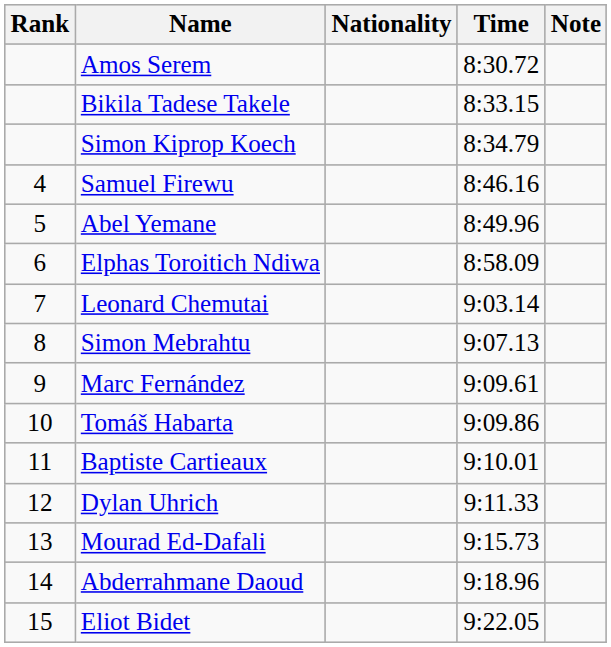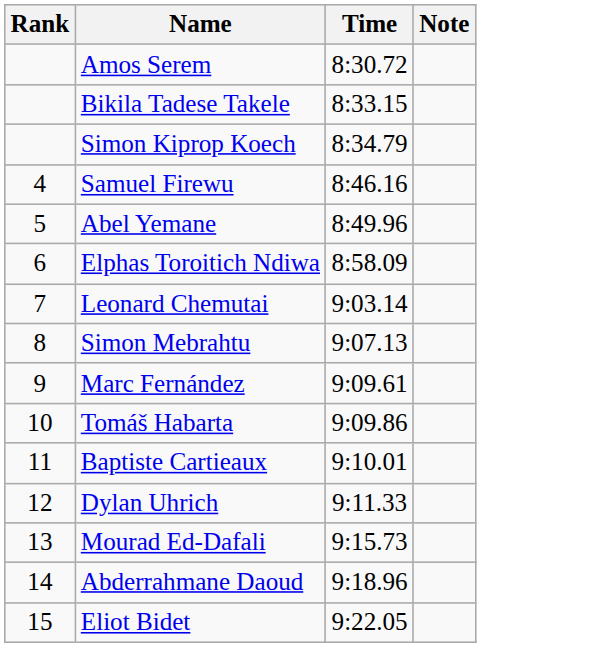- column: (392, 24)
